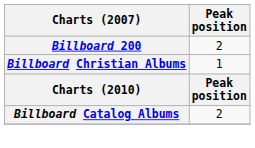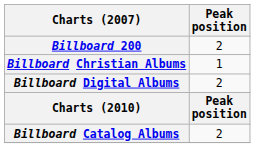+ row: (97, 83)
